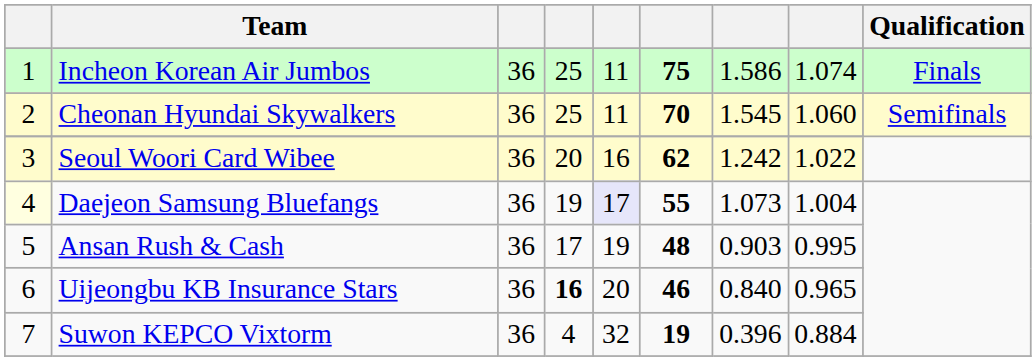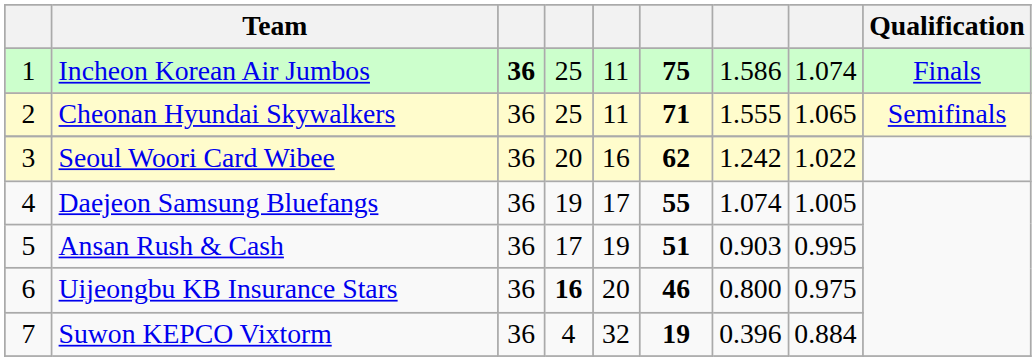(521, 70) normal -> (521, 70) bold
(676, 114) 70 -> (676, 114) 71
(750, 114) 1.545 -> (750, 114) 1.555
(825, 114) 1.060 -> (825, 114) 1.065
(29, 202) lightyellow background -> (29, 202) no background
(616, 202) lavender background -> (616, 202) no background
(750, 202) 1.073 -> (750, 202) 1.074
(825, 202) 1.004 -> (825, 202) 1.005
(676, 245) 48 -> (676, 245) 51
(750, 289) 0.840 -> (750, 289) 0.800
(825, 289) 0.965 -> (825, 289) 0.975
